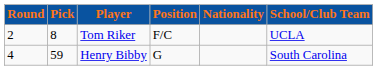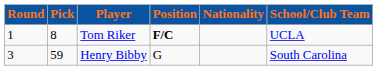(11, 34) 2 -> (11, 34) 1
(162, 34) normal -> (163, 34) bold
(11, 55) 4 -> (11, 55) 3
